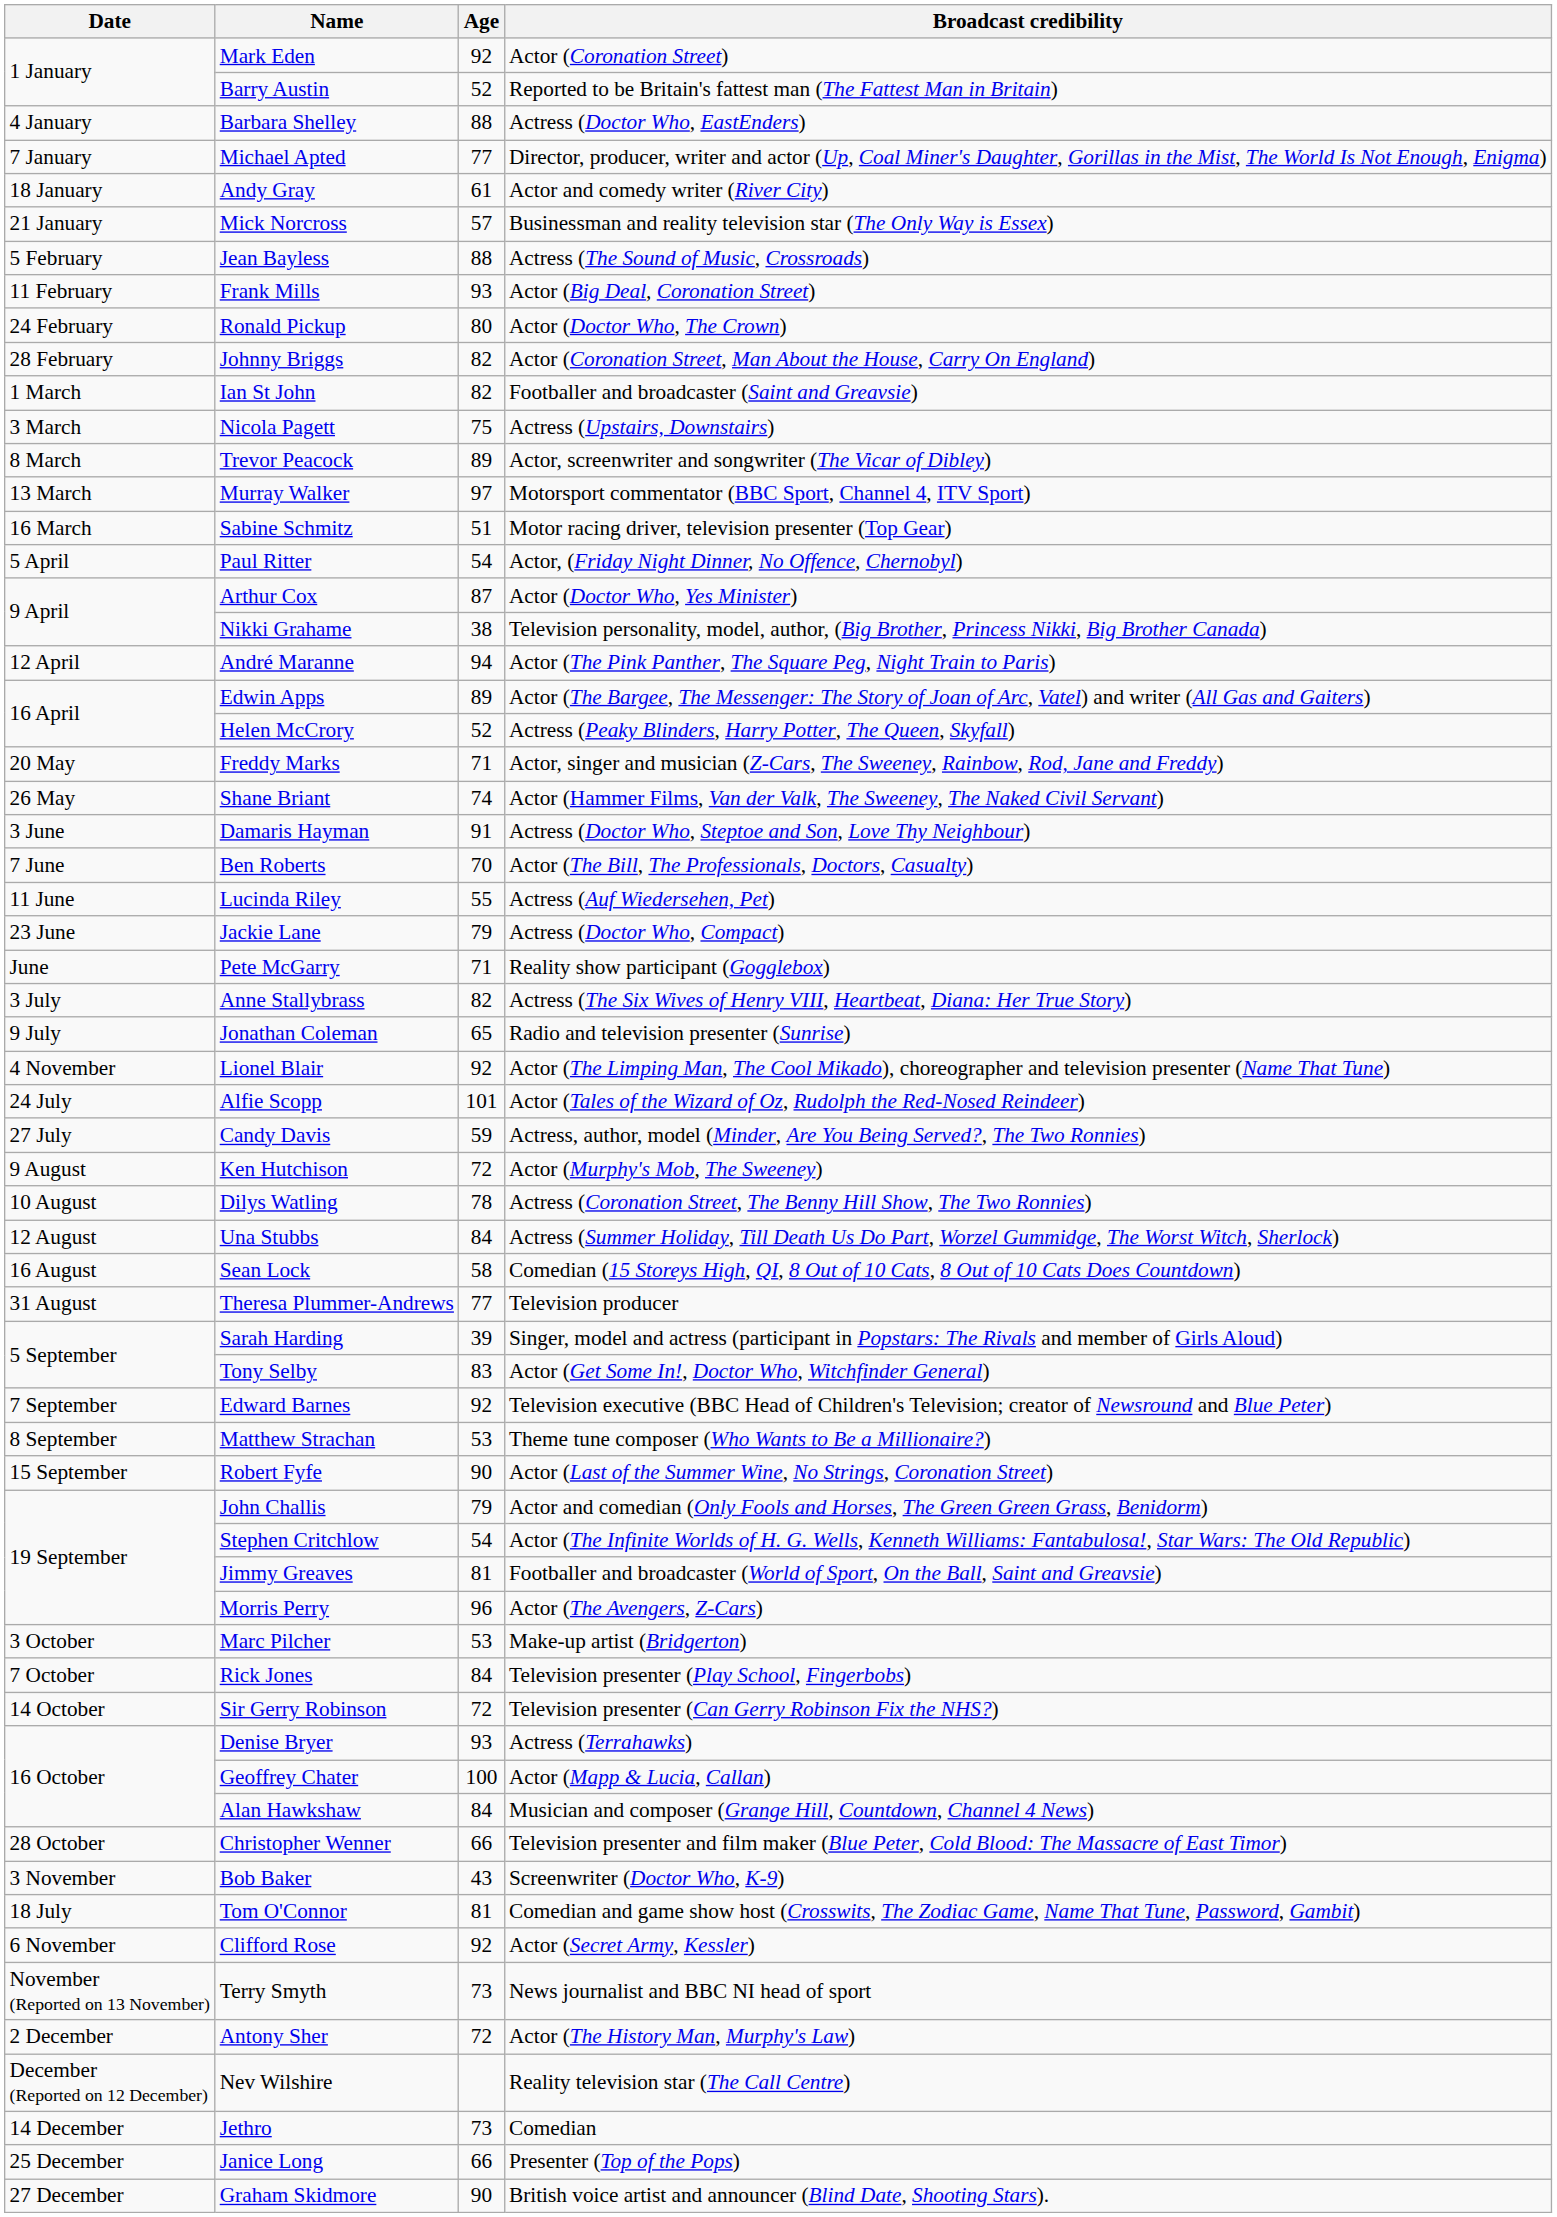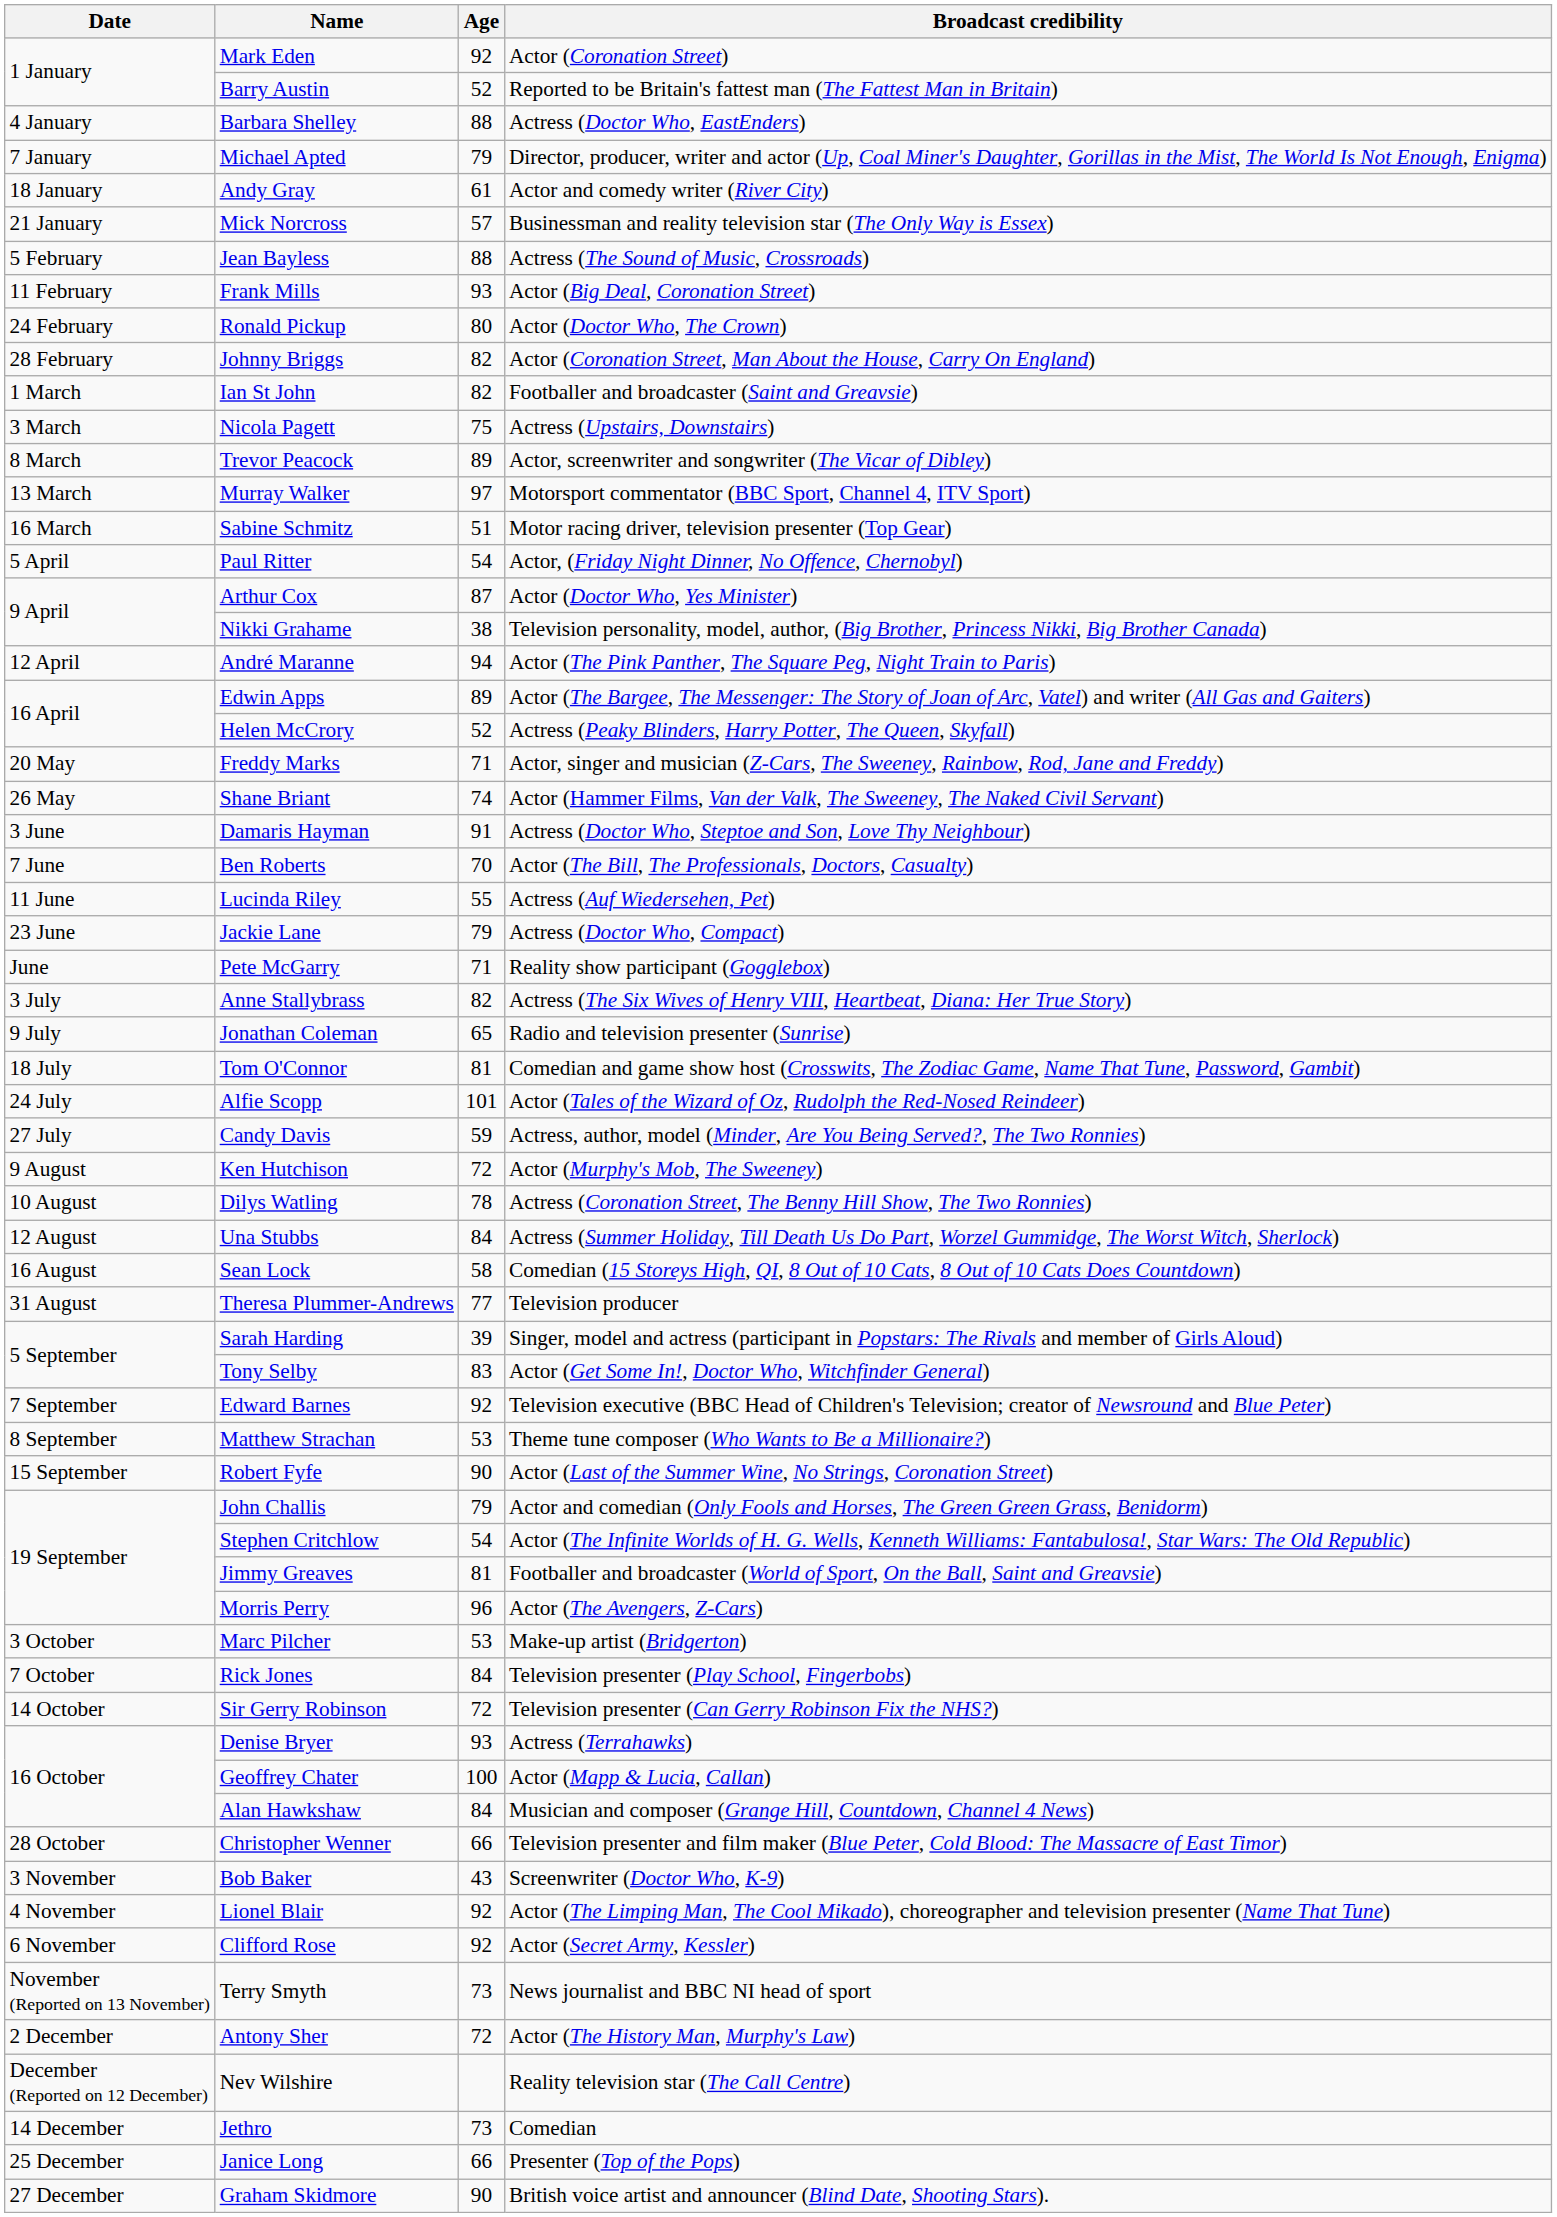(481, 156) 77 -> (481, 156) 79
rows swapped: (283, 1911) <-> (271, 1067)
